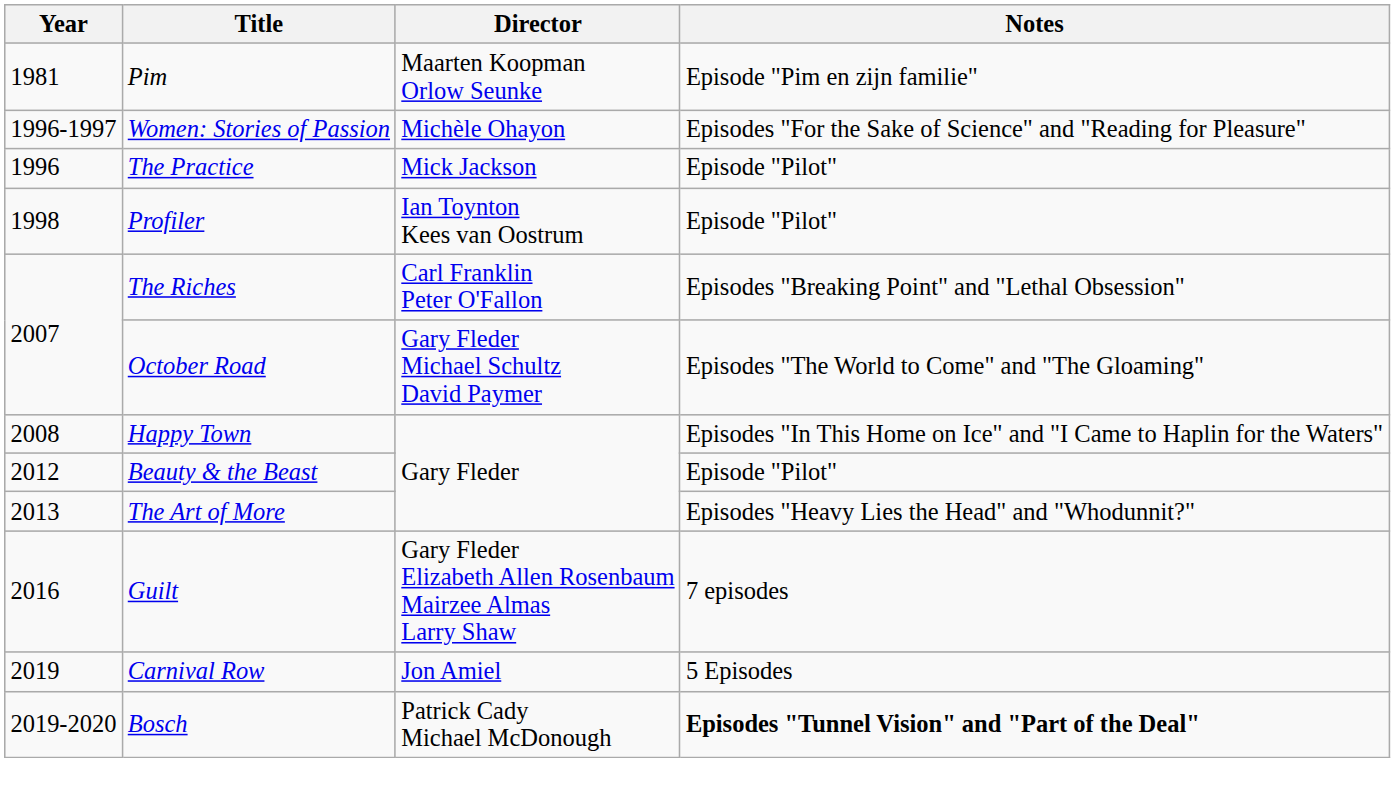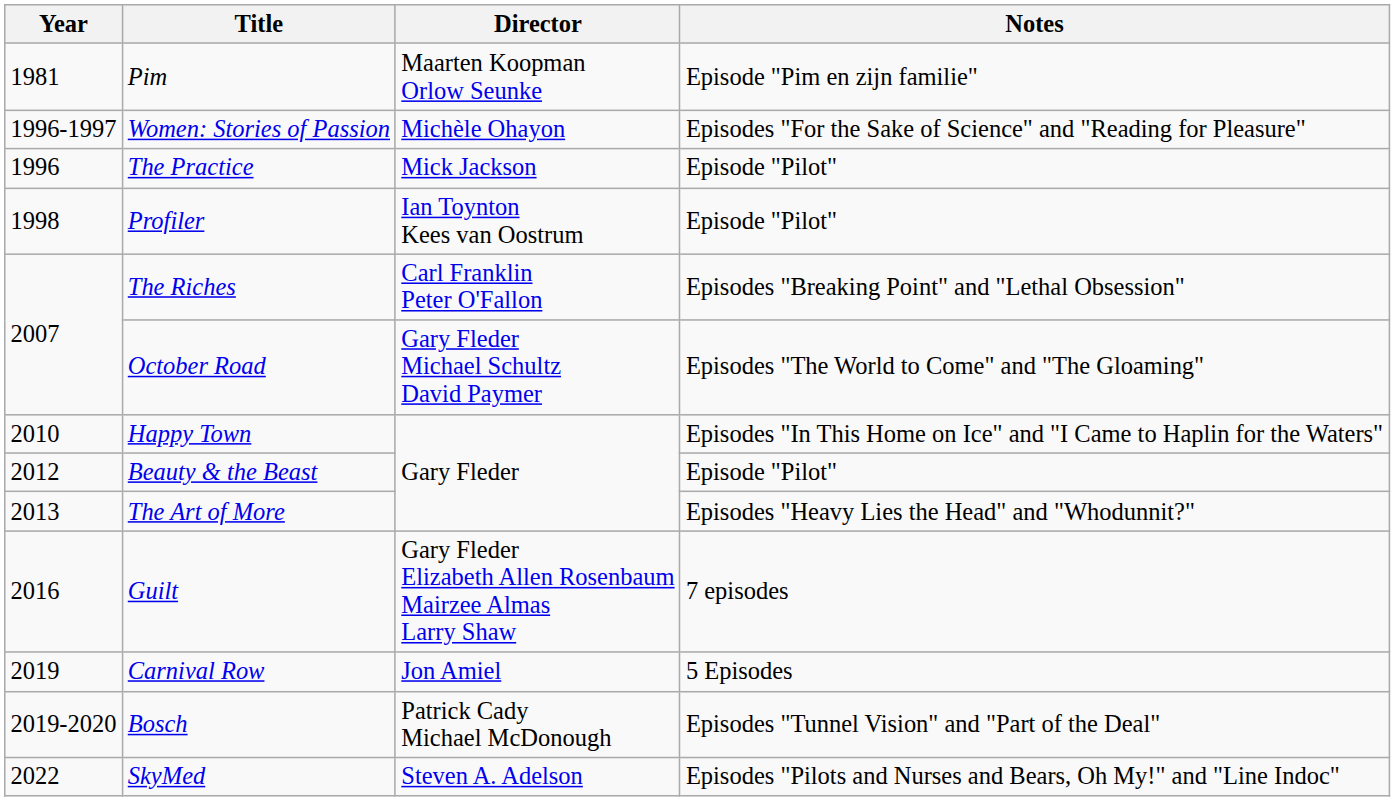(35, 433) 2008 -> (35, 433) 2010
(943, 723) bold -> (923, 723) normal
+ row: (167, 776)
